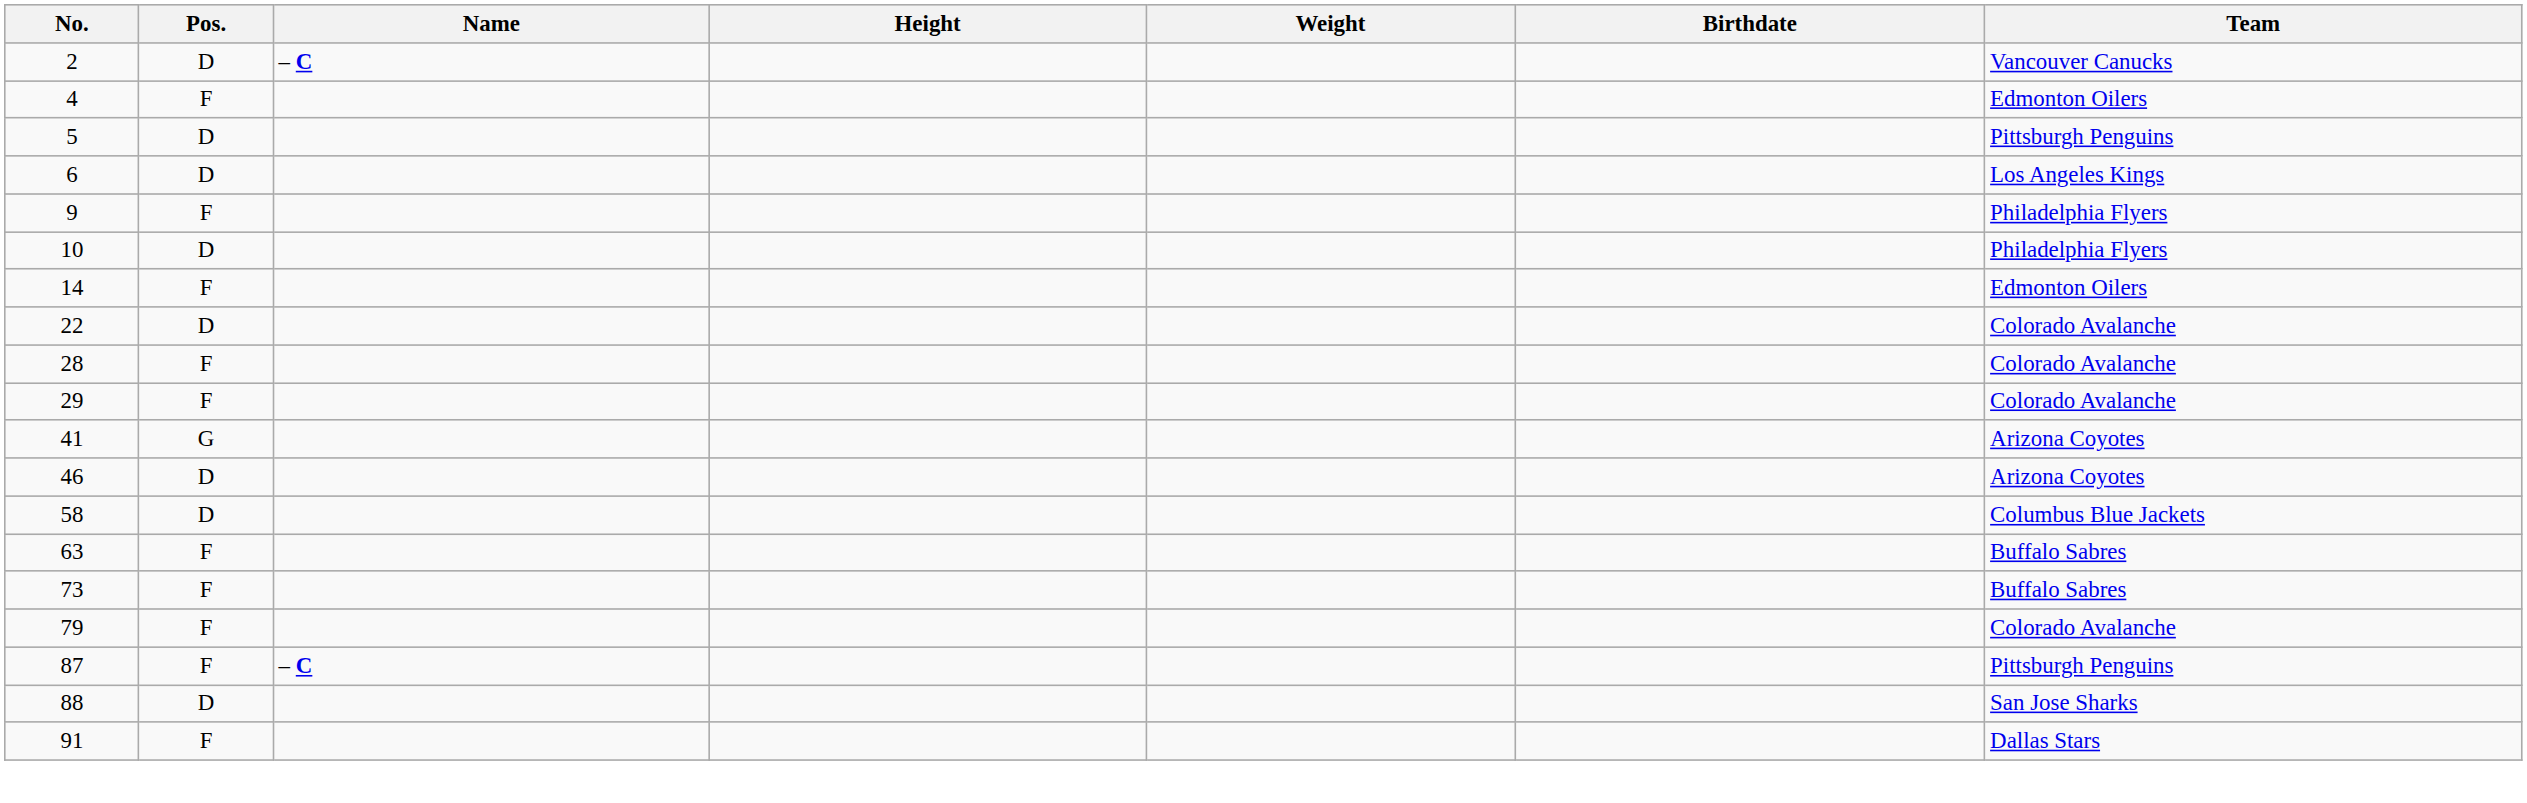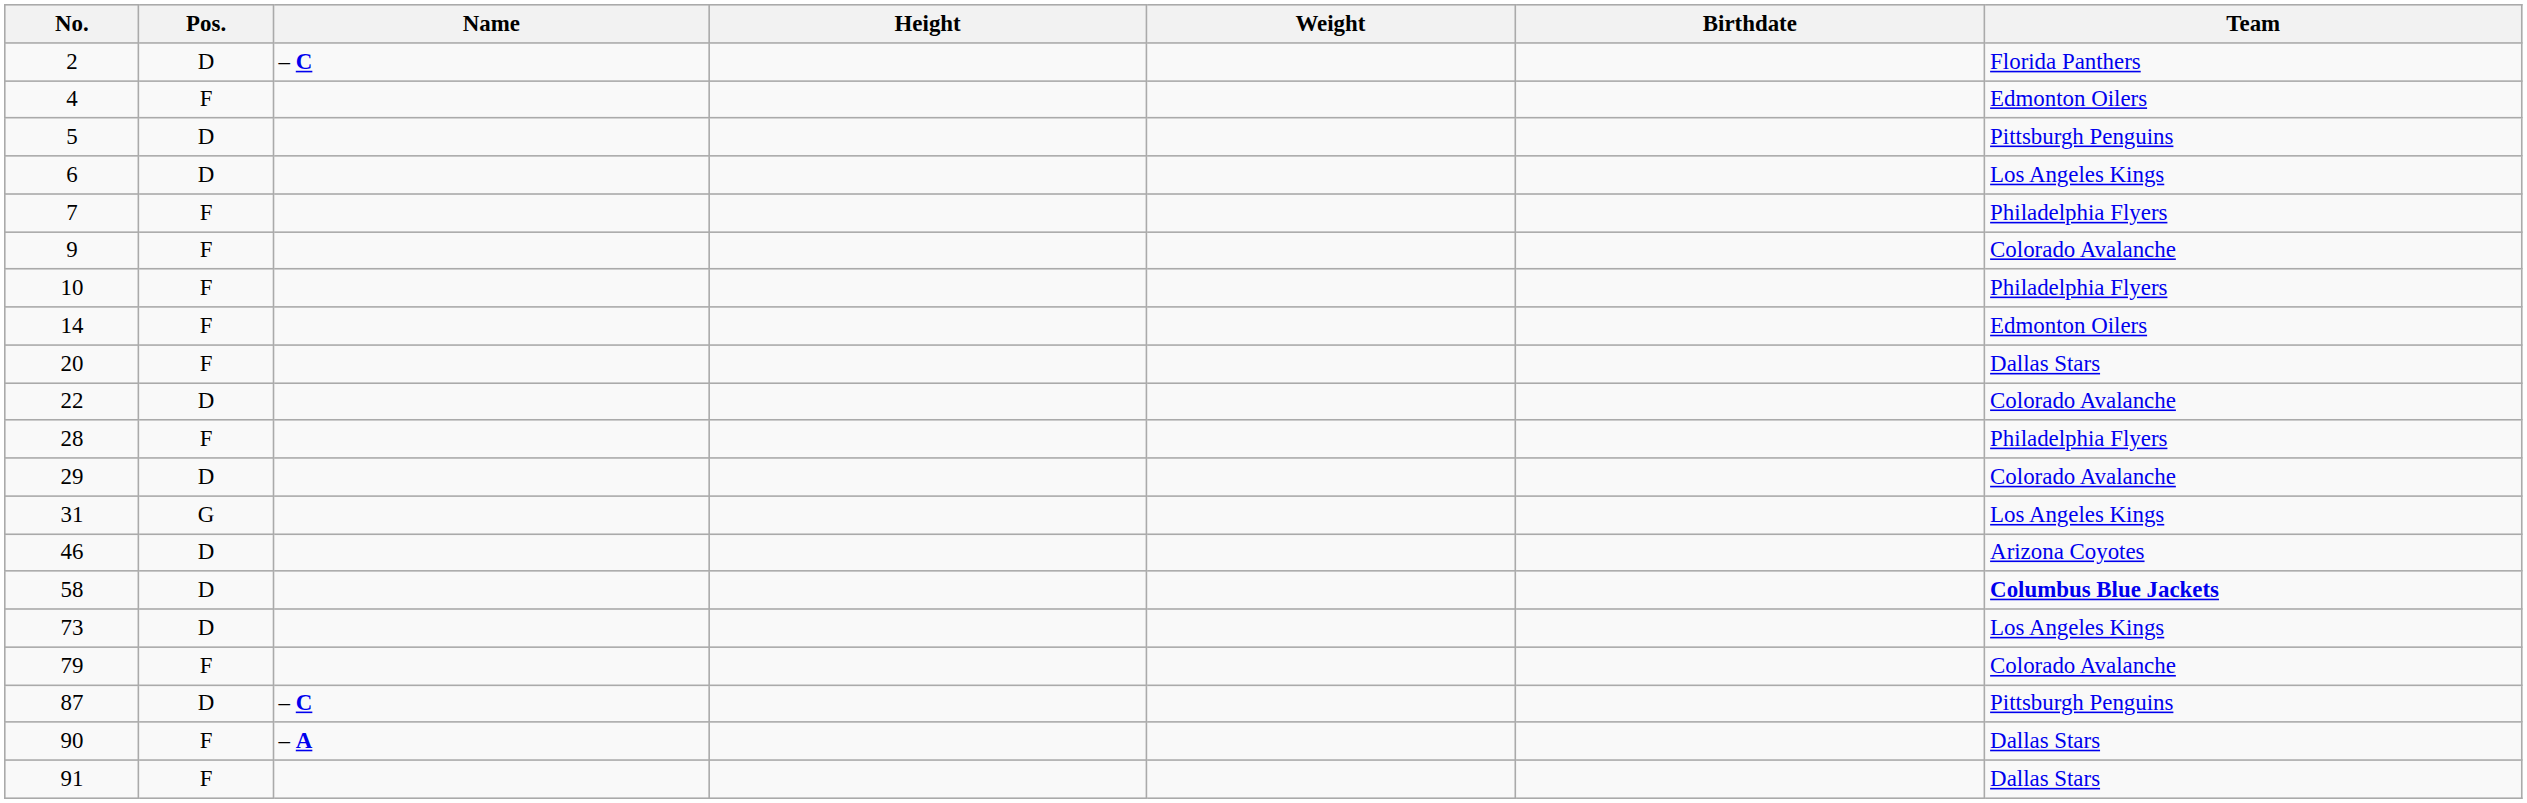(2081, 61) Vancouver Canucks -> (2065, 61) Florida Panthers
+ row: (72, 212)
(2079, 212) Philadelphia Flyers -> (2083, 250) Colorado Avalanche
(206, 250) D -> (206, 288) F
+ row: (72, 363)
(2083, 363) Colorado Avalanche -> (2079, 439) Philadelphia Flyers
(206, 401) F -> (206, 476) D
+ row: (72, 514)
- row: (72, 439)
(2098, 514) normal -> (2105, 590) bold
- row: (72, 552)
(206, 590) F -> (206, 627) D
(2058, 590) Buffalo Sabres -> (2077, 627) Los Angeles Kings
(206, 665) F -> (206, 703) D
- row: (72, 703)
+ row: (72, 741)
